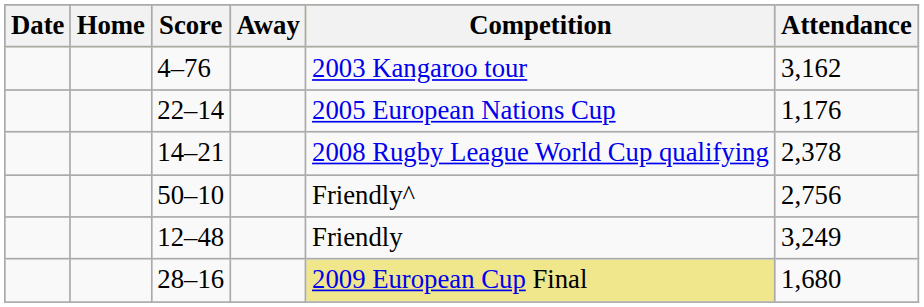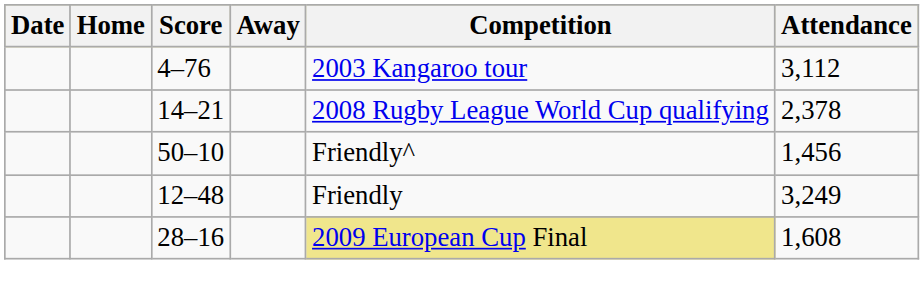(811, 68) 3,162 -> (811, 68) 3,112
- row: (191, 110)
(811, 195) 2,756 -> (811, 152) 1,456
(811, 279) 1,680 -> (811, 237) 1,608
